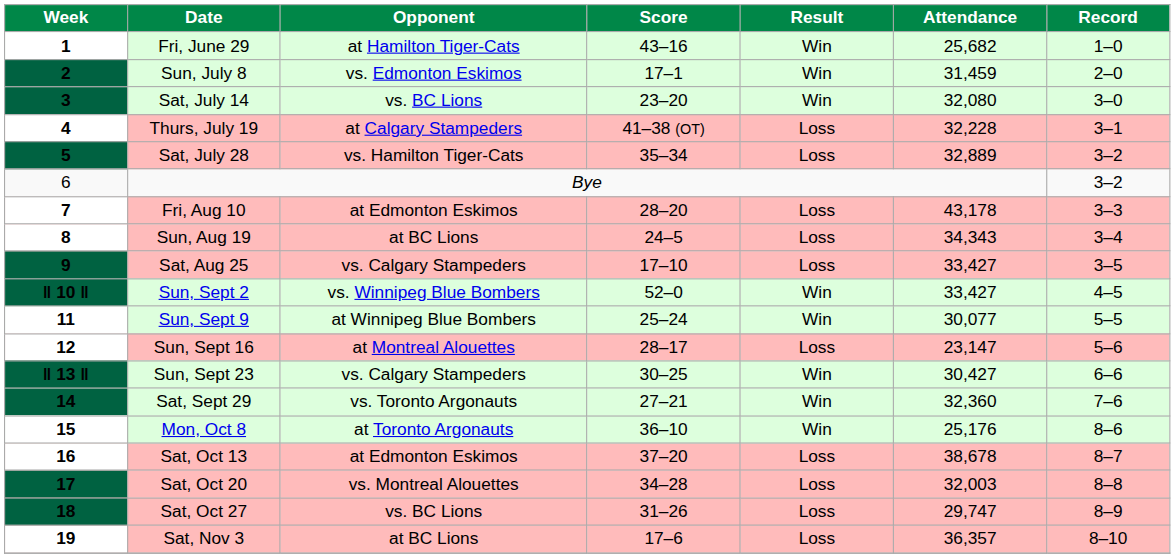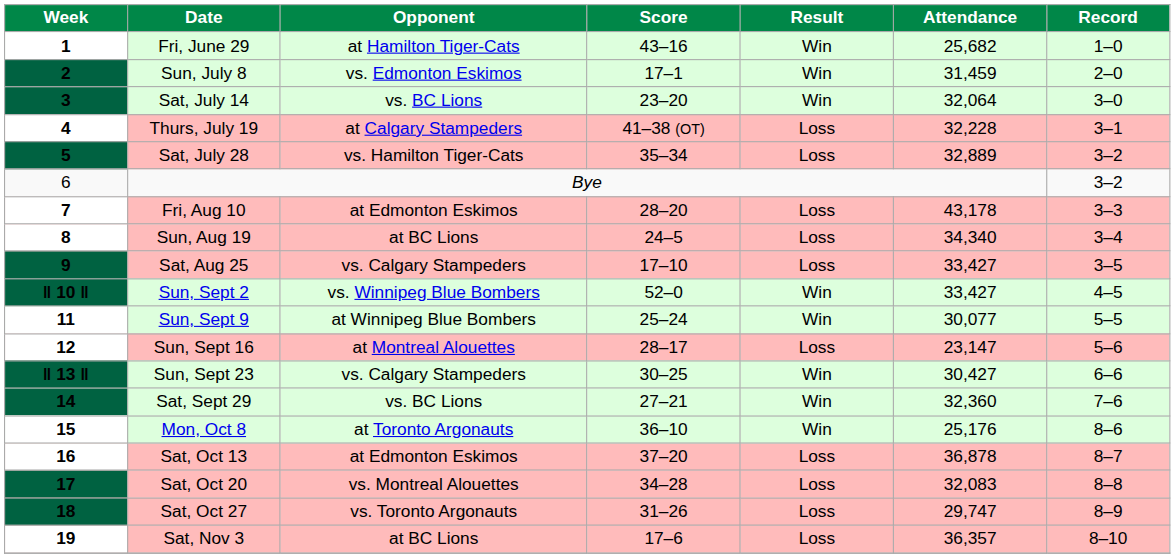(970, 100) 32,080 -> (970, 100) 32,064
(970, 237) 34,343 -> (970, 237) 34,340
(434, 401) vs. Toronto Argonauts -> (434, 401) vs. BC Lions
(970, 456) 38,678 -> (970, 456) 36,878
(970, 484) 32,003 -> (970, 484) 32,083
(434, 511) vs. BC Lions -> (434, 511) vs. Toronto Argonauts
